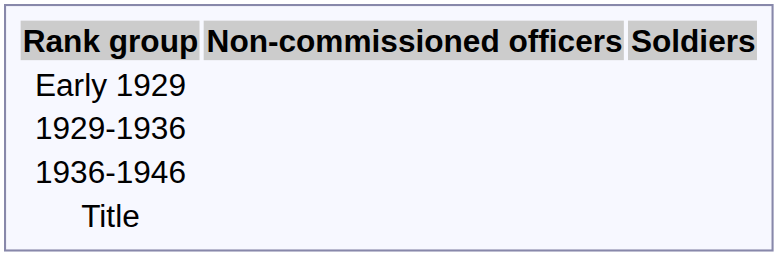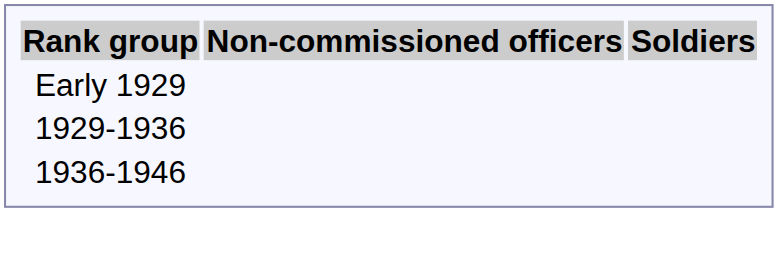- row: (110, 215)
